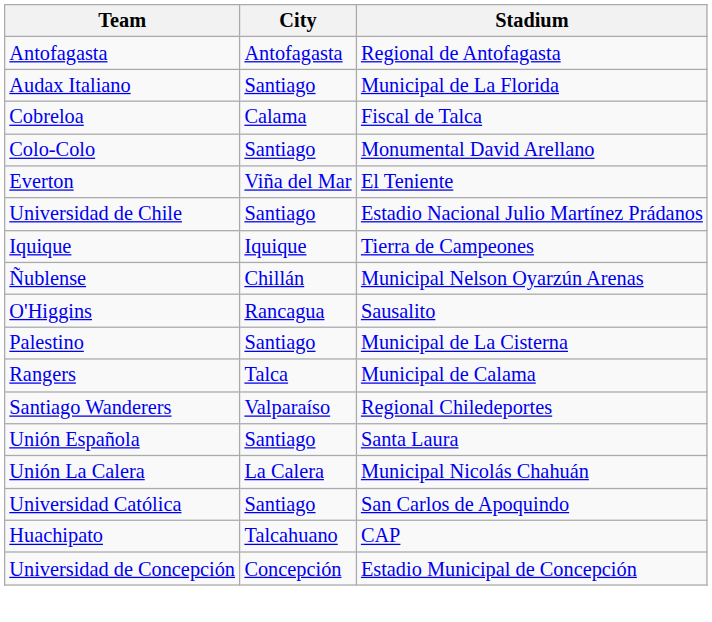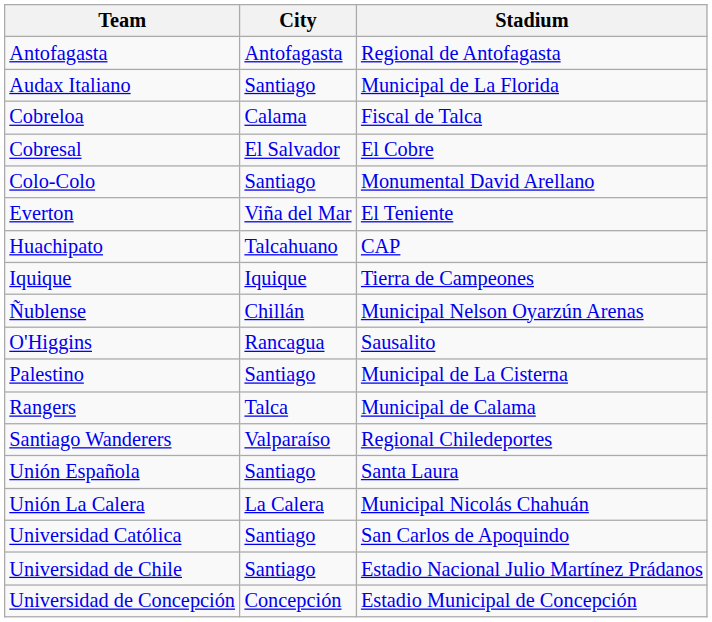+ row: (45, 149)
rows swapped: (56, 536) <-> (96, 213)
